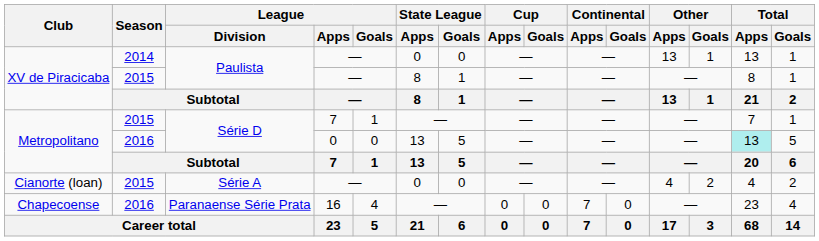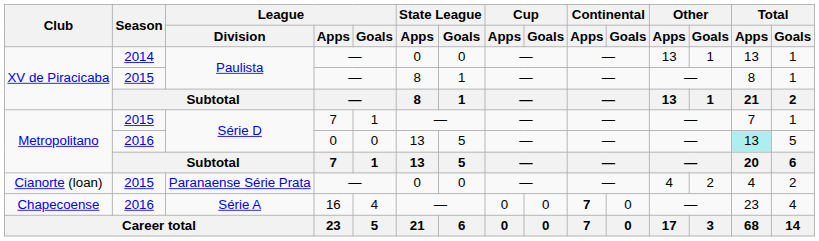(240, 183) Série A -> (240, 183) Paranaense Série Prata
(240, 204) Paranaense Série Prata -> (240, 204) Série A
(587, 204) normal -> (587, 204) bold
